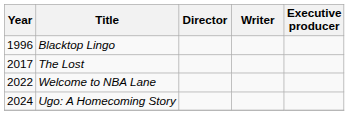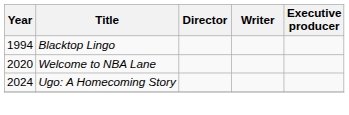(20, 45) 1996 -> (20, 45) 1994
- row: (61, 63)
(20, 82) 2022 -> (20, 63) 2020
